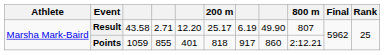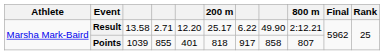(137, 28) 43.58 -> (137, 28) 13.58
(247, 28) 6.19 -> (247, 28) 6.22
(306, 28) 807 -> (306, 28) 2:12.21
(137, 43) 1059 -> (137, 43) 1039
(273, 43) 860 -> (273, 43) 858
(306, 43) 2:12.21 -> (306, 43) 807
